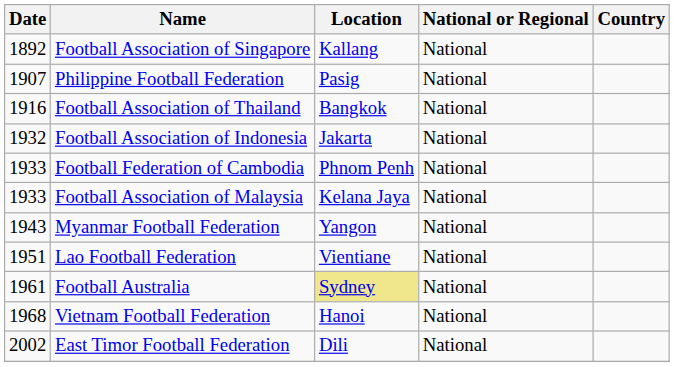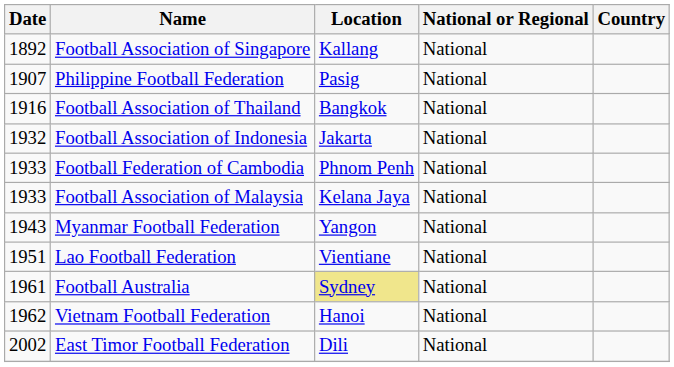(28, 316) 1968 -> (28, 316) 1962
